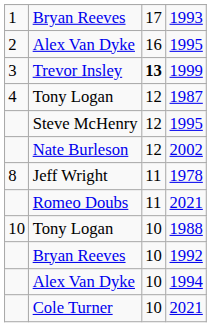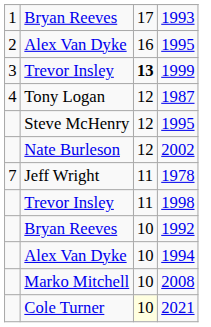(13, 176) 8 -> (13, 176) 7
+ row: (69, 202)
- row: (81, 202)
- row: (73, 228)
+ row: (77, 281)
(154, 307) no background -> (145, 307) lightyellow background
